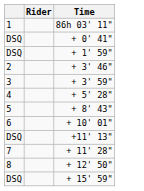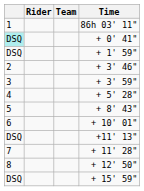+ column: (66, 11)
(14, 39) no background -> (14, 39) paleturquoise background
